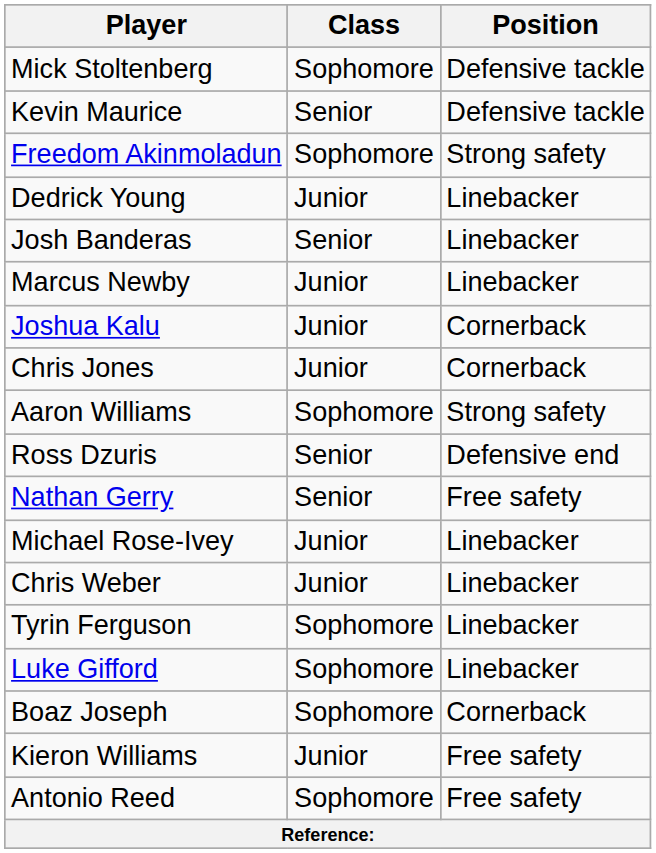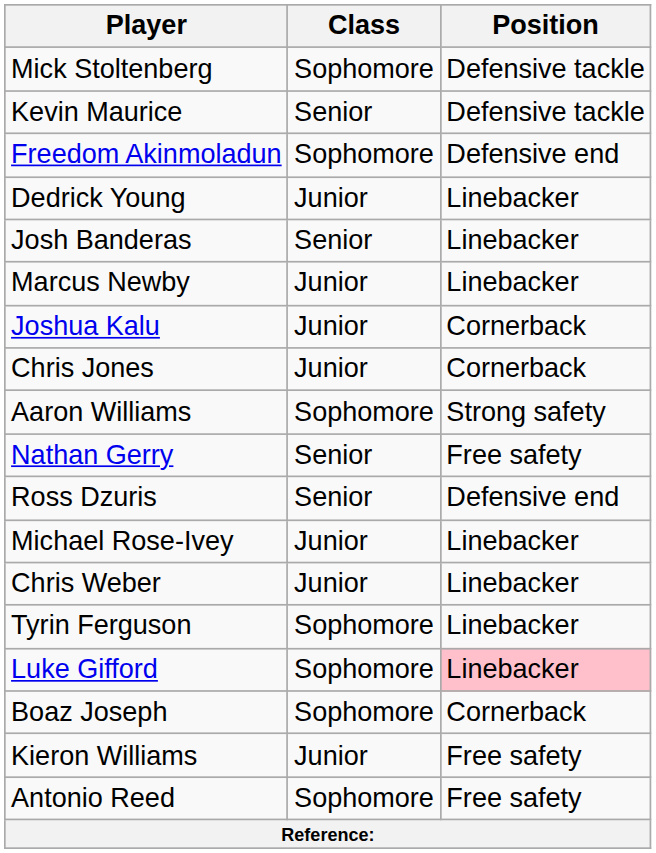(526, 154) Strong safety -> (533, 154) Defensive end
rows swapped: (92, 497) <-> (84, 454)
(513, 669) no background -> (513, 669) pink background
